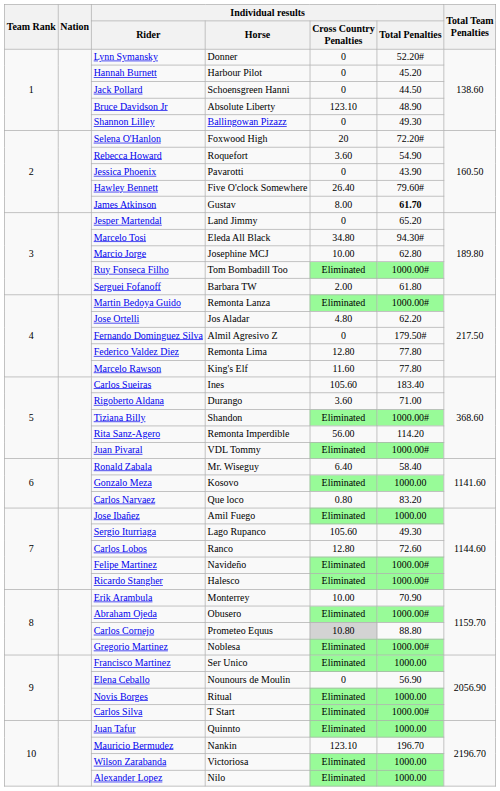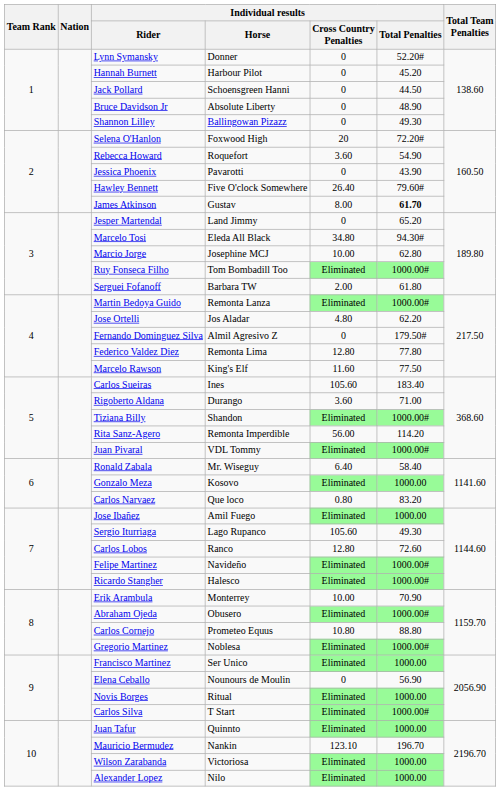(343, 106) 123.10 -> (343, 106) 0
(410, 368) 77.80 -> (410, 368) 77.50
(343, 631) lightgrey background -> (343, 631) no background
